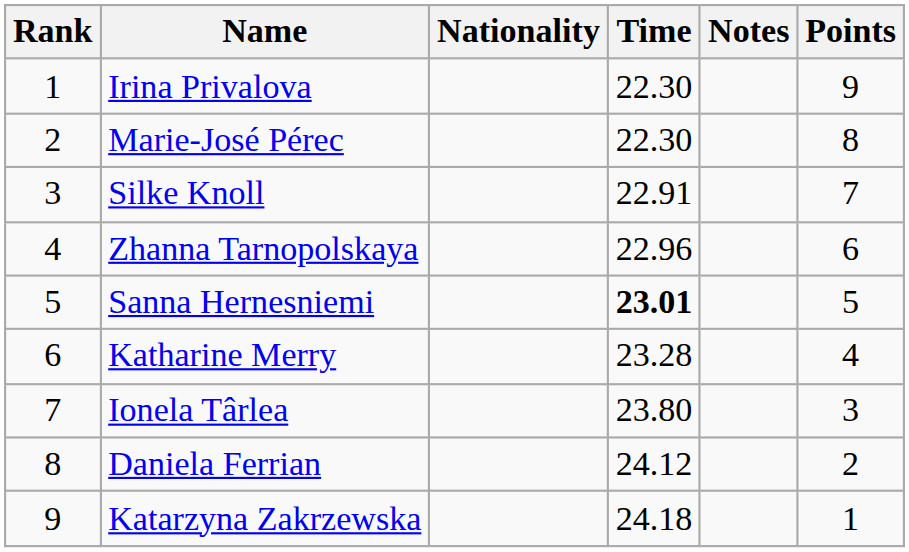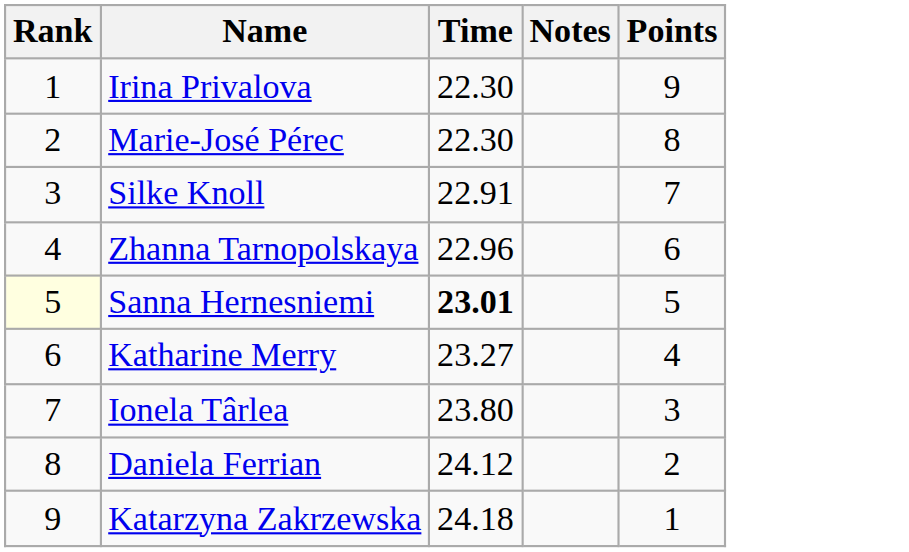- column: (519, 31)
(53, 301) no background -> (53, 301) lightyellow background
(654, 355) 23.28 -> (475, 355) 23.27
